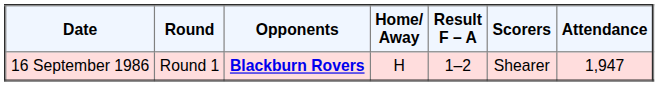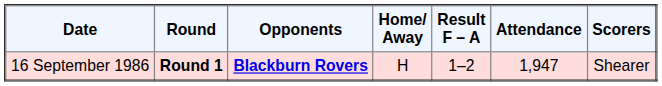columns swapped: (522, 29) <-> (605, 29)
(190, 66) normal -> (191, 66) bold
